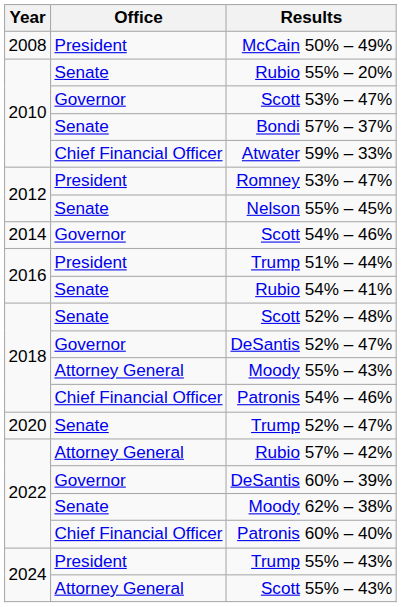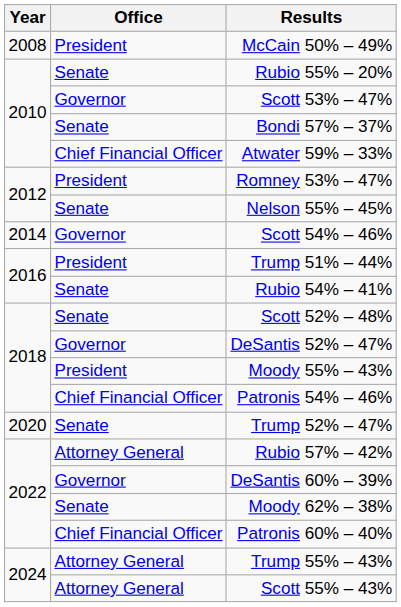(119, 371) Attorney General -> (91, 371) President
(91, 561) President -> (119, 561) Attorney General
